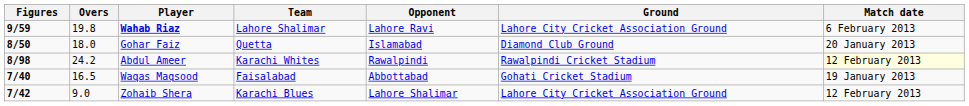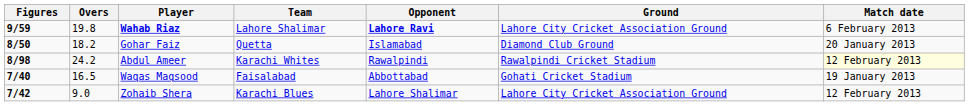(401, 29) normal -> (401, 29) bold
(84, 45) 18.0 -> (84, 45) 18.2
